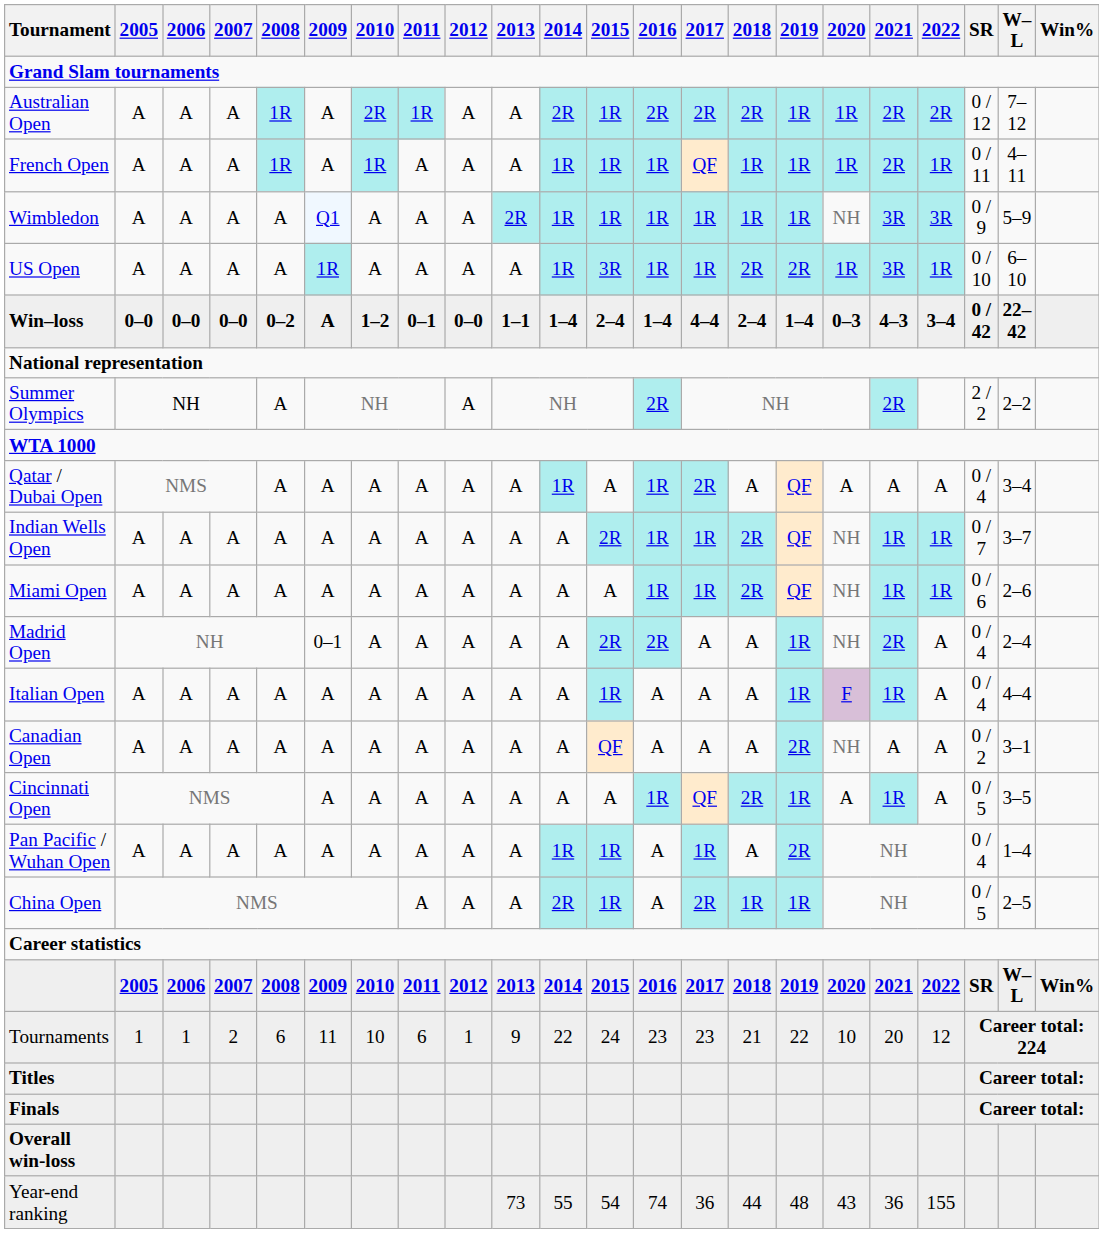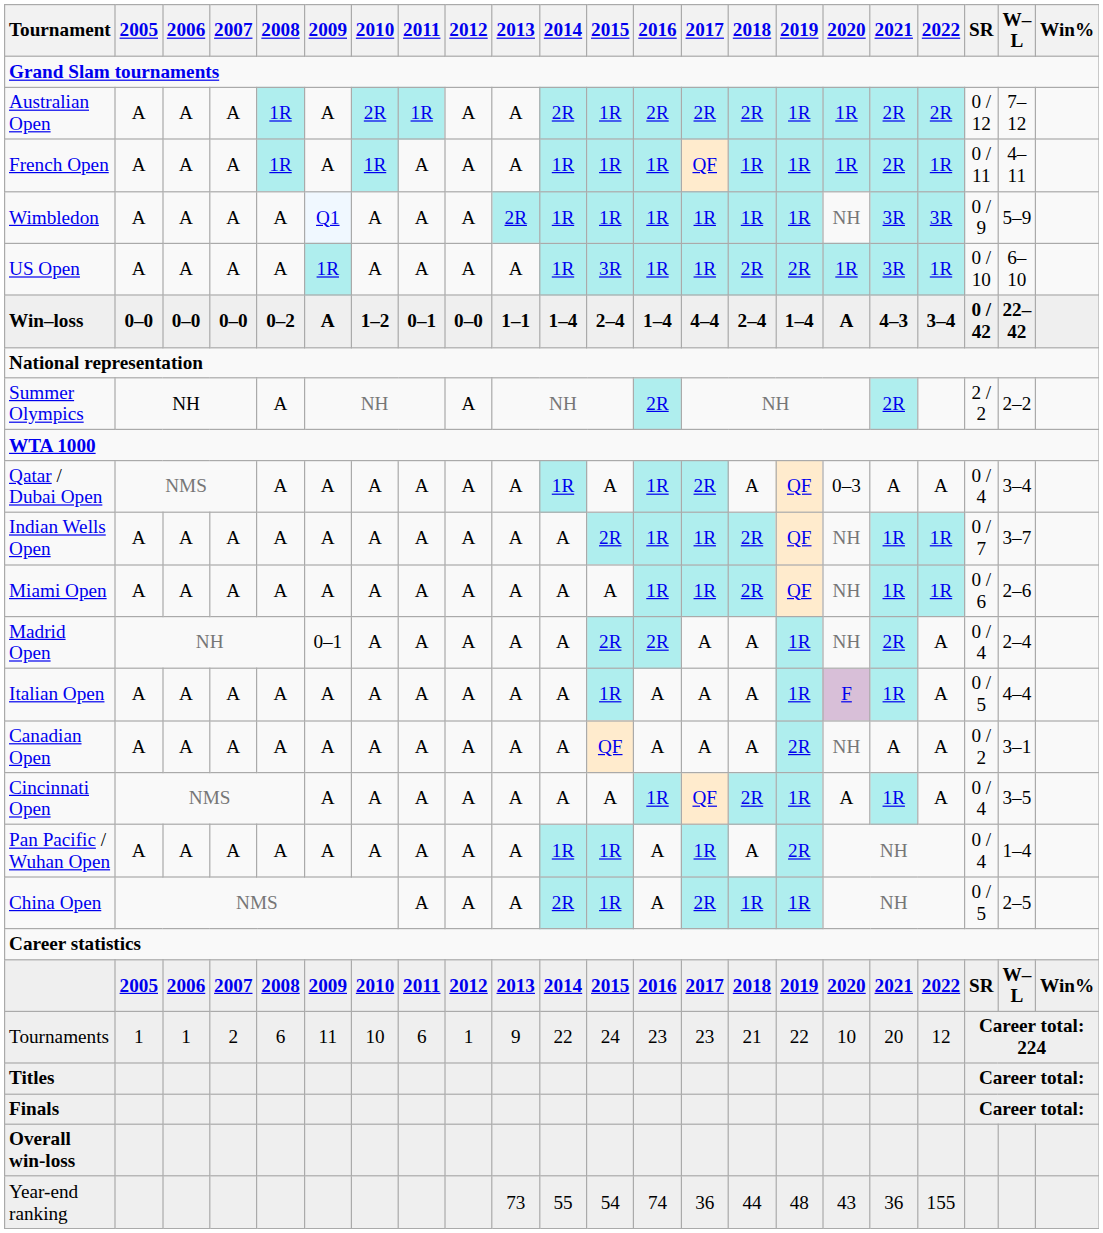(846, 321) 0–3 -> (846, 321) A
(846, 486) A -> (846, 486) 0–3
(981, 694) 0 / 4 -> (981, 694) 0 / 5
(981, 798) 0 / 5 -> (981, 798) 0 / 4
